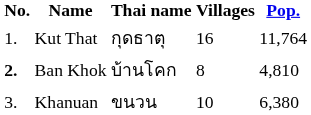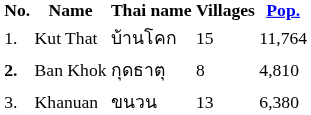(138, 38) กุดธาตุ -> (144, 38) บ้านโคก
(205, 38) 16 -> (205, 38) 15
(144, 70) บ้านโคก -> (138, 70) กุดธาตุ
(205, 102) 10 -> (205, 102) 13
